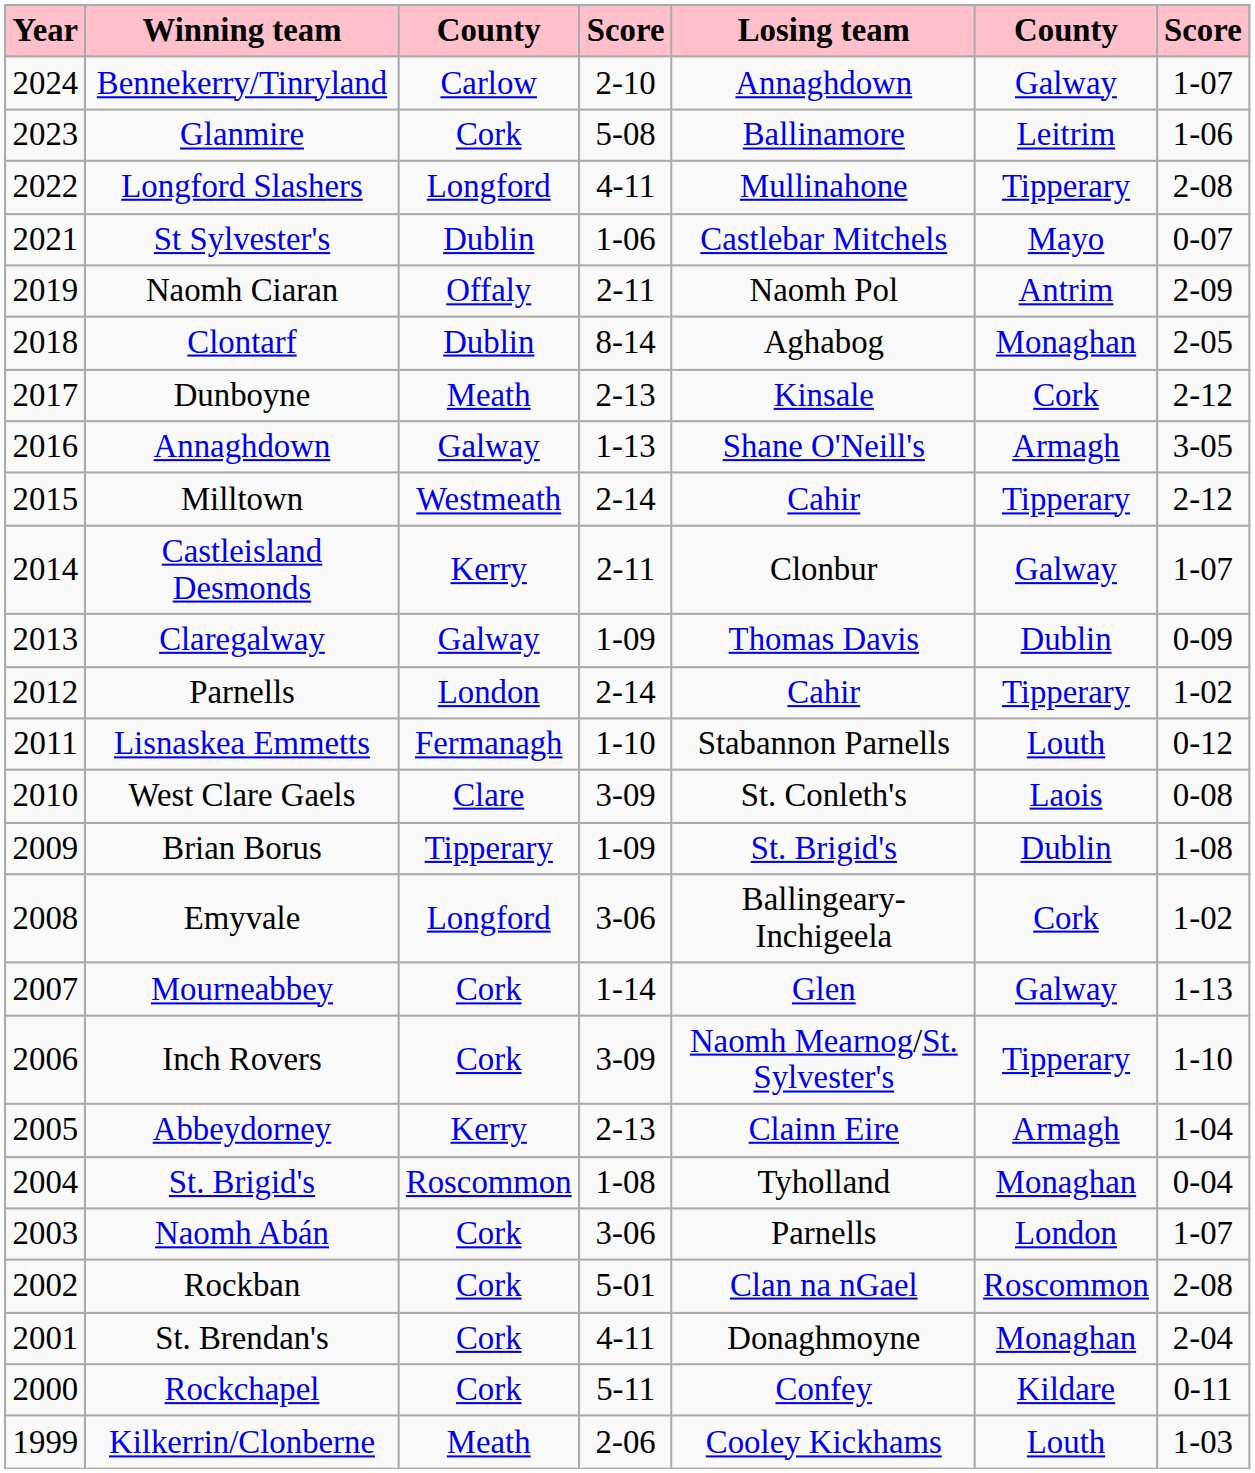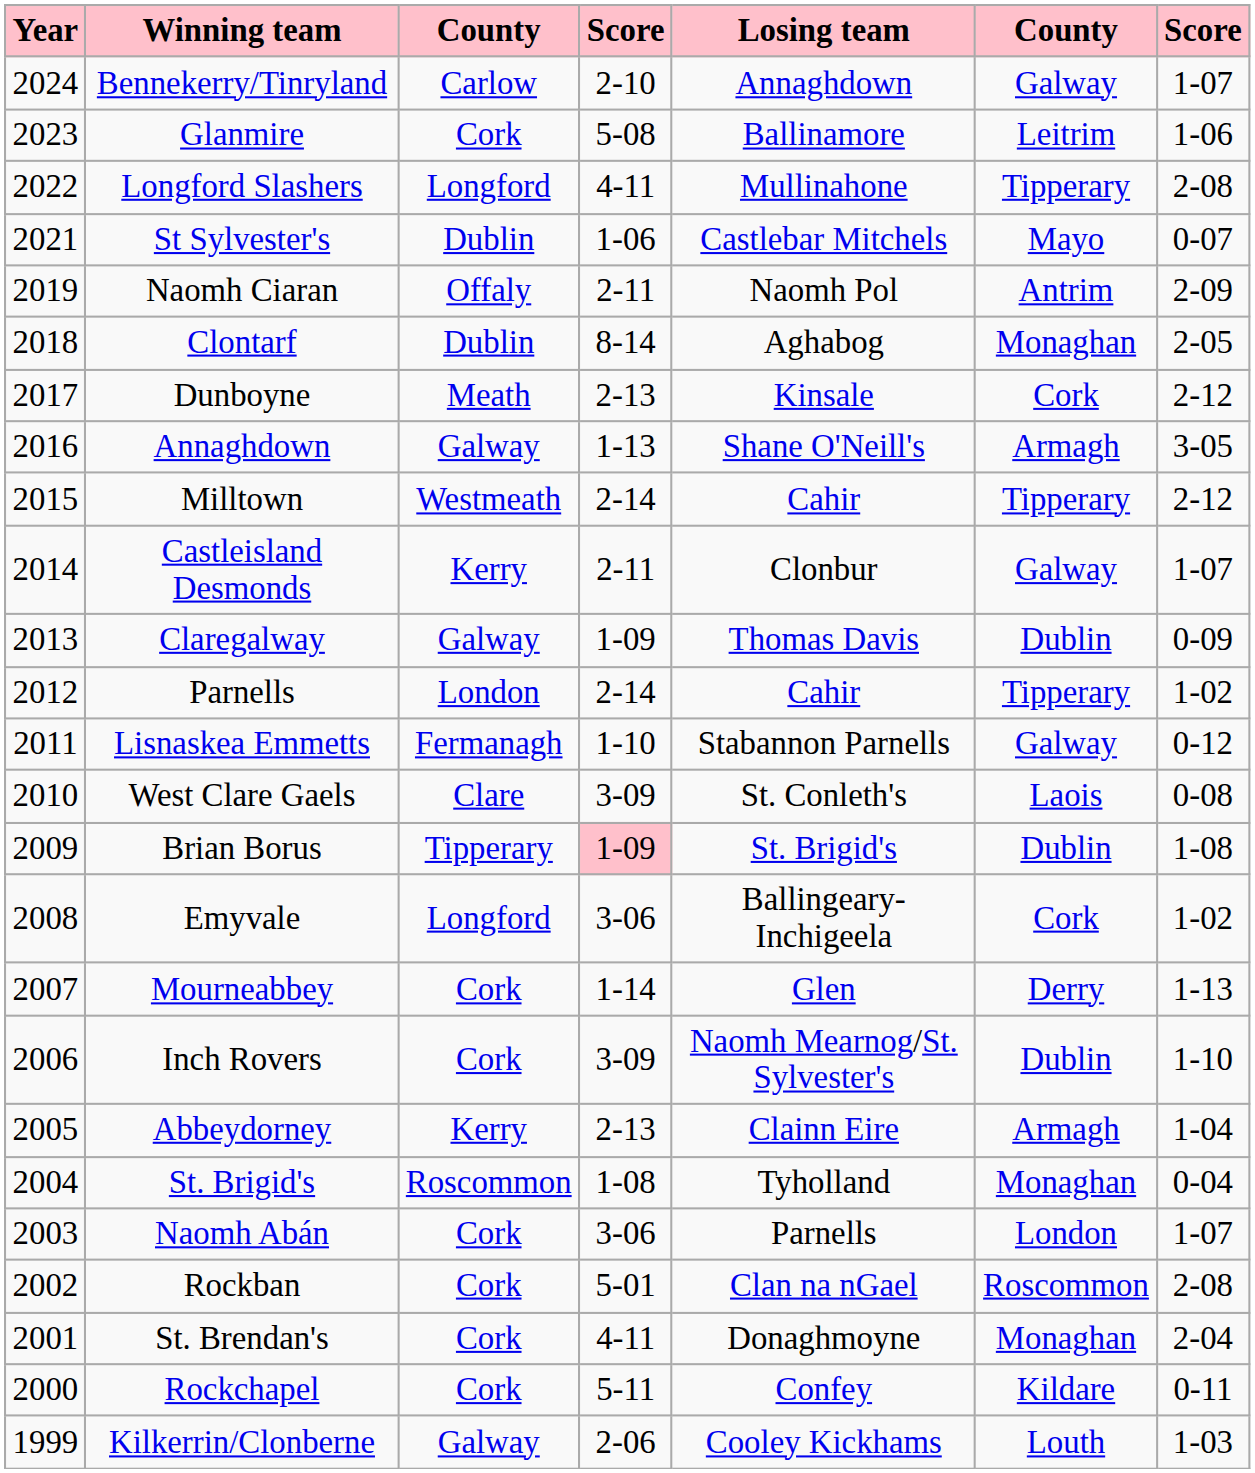(1066, 743) Louth -> (1066, 743) Galway
(626, 847) no background -> (626, 847) pink background
(1066, 988) Galway -> (1066, 988) Derry
(1066, 1059) Tipperary -> (1066, 1059) Dublin
(489, 1441) Meath -> (489, 1441) Galway
